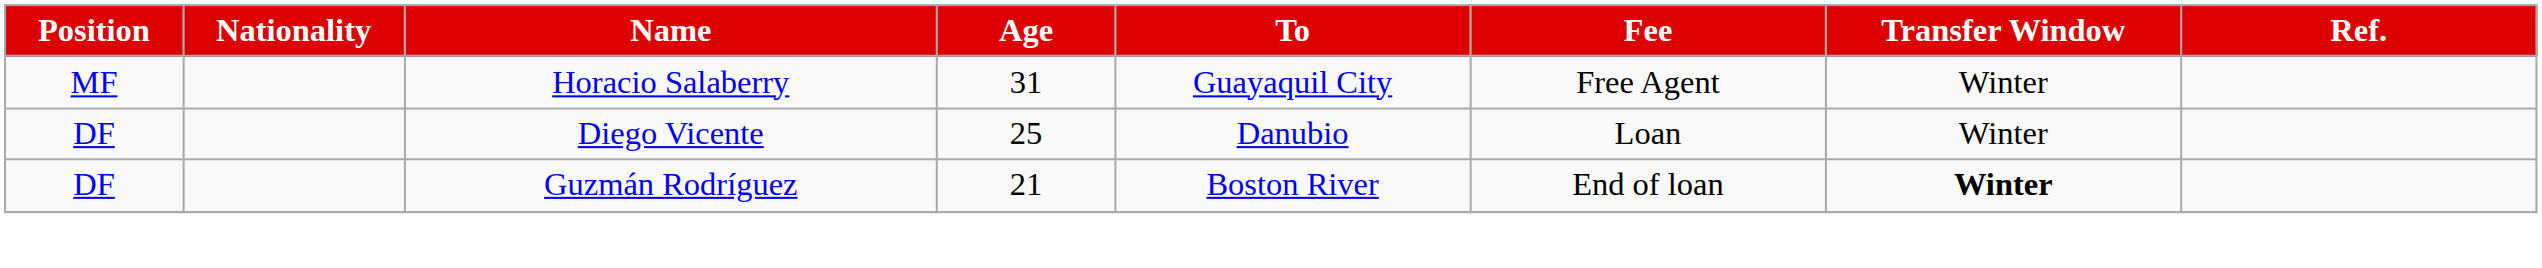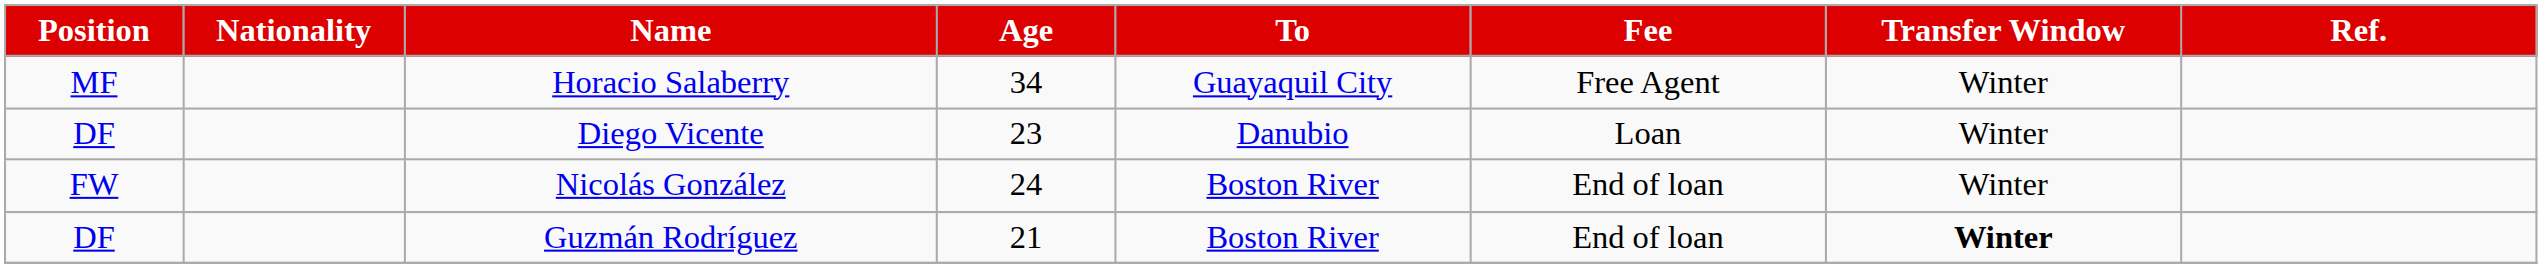(1026, 81) 31 -> (1026, 81) 34
(1026, 133) 25 -> (1026, 133) 23
+ row: (671, 184)
